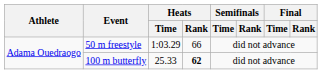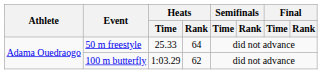(166, 45) 1:03.29 -> (166, 45) 25.33
(197, 45) 66 -> (197, 45) 64
(166, 61) 25.33 -> (166, 61) 1:03.29
(197, 61) bold -> (197, 61) normal
